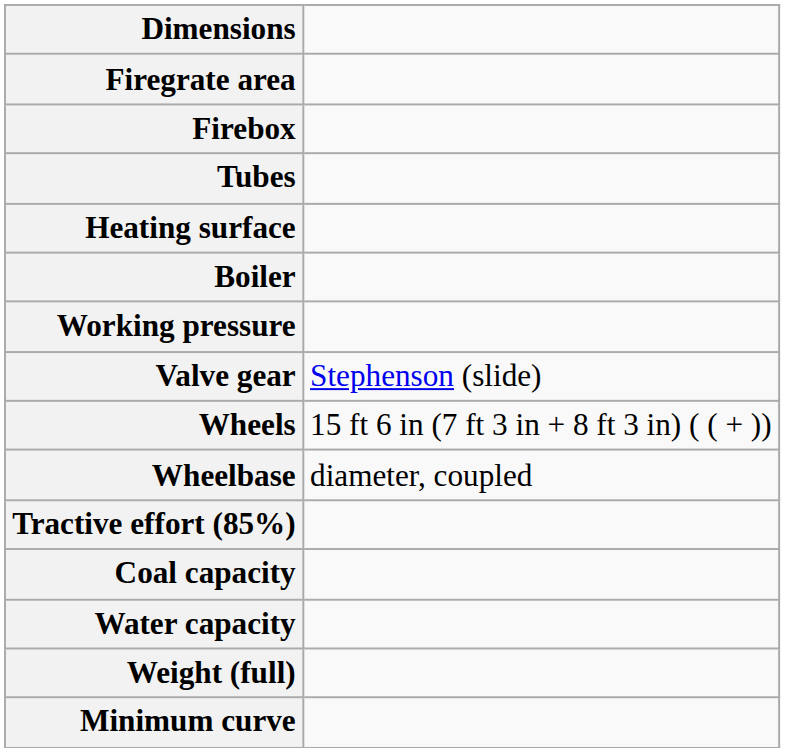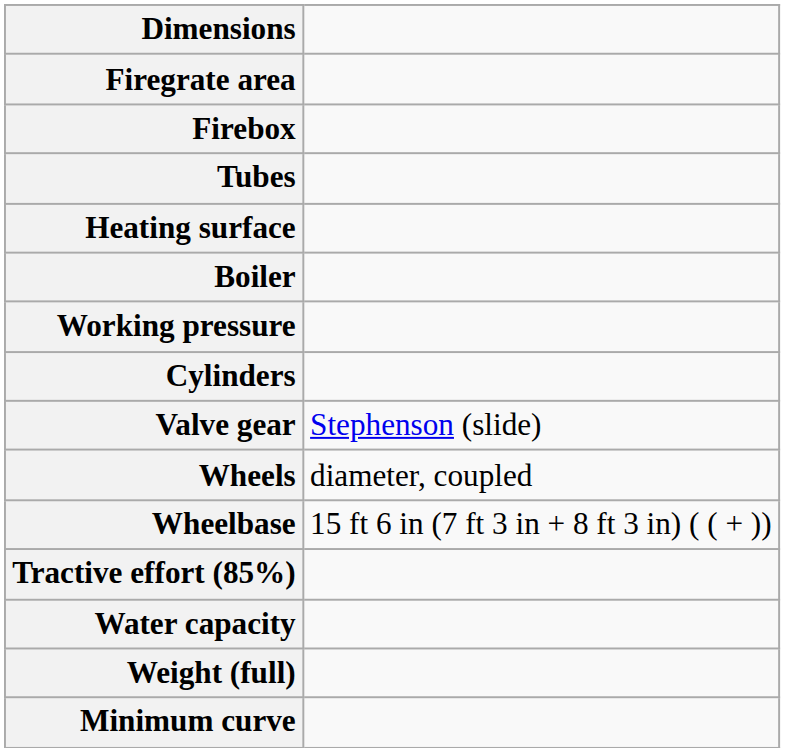+ row: (231, 375)
(541, 425) 15 ft 6 in (7 ft 3 in + 8 ft 3 in) ( ( + )) -> (421, 474) diameter, coupled
(421, 474) diameter, coupled -> (541, 524) 15 ft 6 in (7 ft 3 in + 8 ft 3 in) ( ( + ))
- row: (205, 573)
